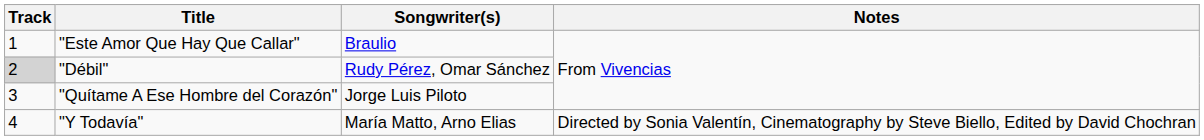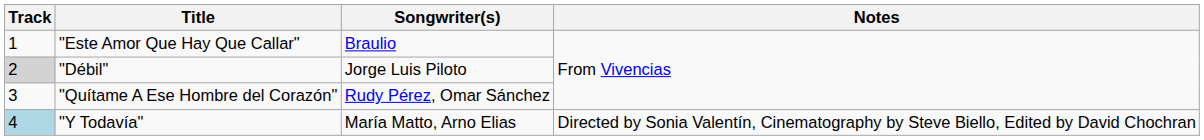(447, 69) Rudy Pérez, Omar Sánchez -> (406, 69) Jorge Luis Piloto
(406, 95) Jorge Luis Piloto -> (447, 95) Rudy Pérez, Omar Sánchez
(13, 122) no background -> (13, 122) lightblue background
